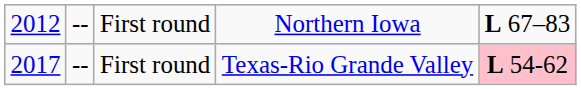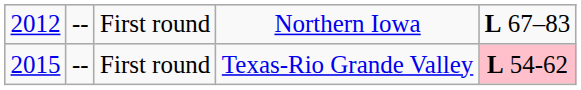(35, 63) 2017 -> (35, 63) 2015
